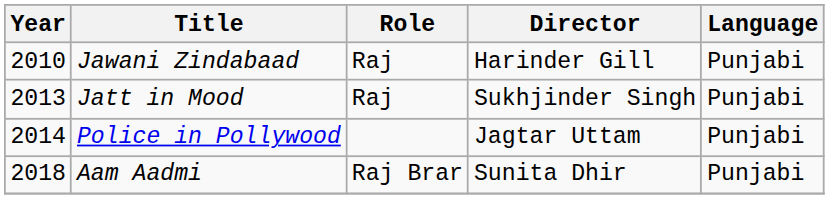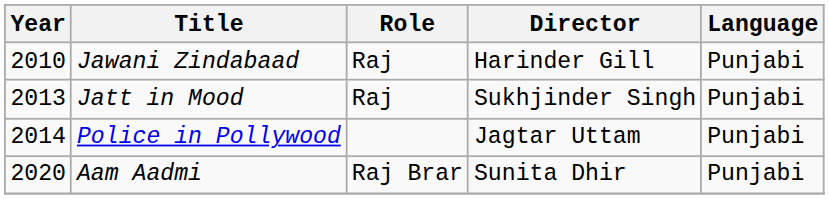(38, 175) 2018 -> (38, 175) 2020
